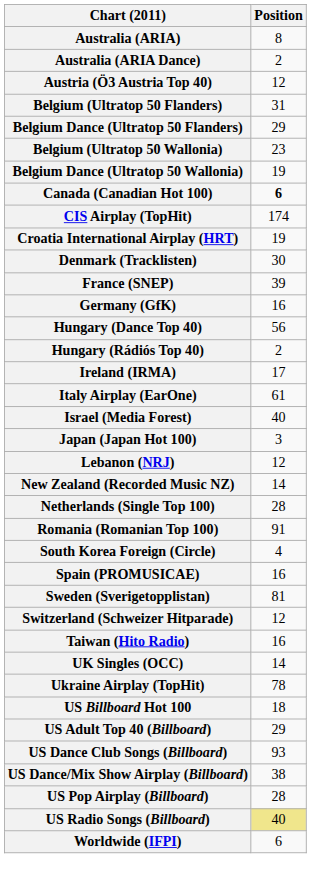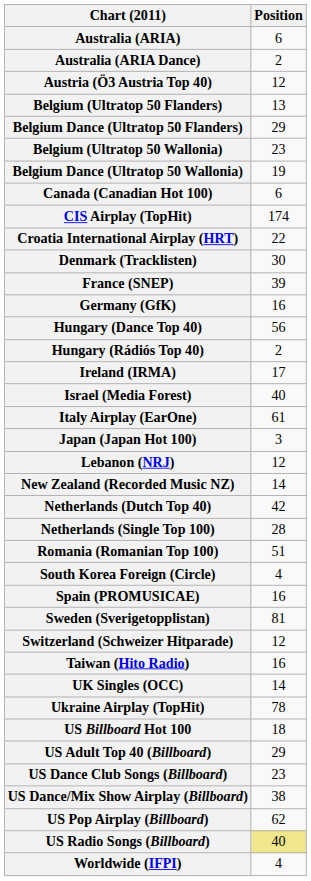(279, 37) 8 -> (279, 37) 6
(279, 104) 31 -> (279, 104) 13
(279, 194) bold -> (279, 194) normal
(279, 238) 19 -> (279, 238) 22
rows swapped: (128, 417) <-> (128, 395)
+ row: (128, 506)
(279, 529) 91 -> (279, 551) 51
(279, 752) 93 -> (279, 774) 23
(279, 797) 28 -> (279, 819) 62
(279, 841) 6 -> (279, 864) 4
